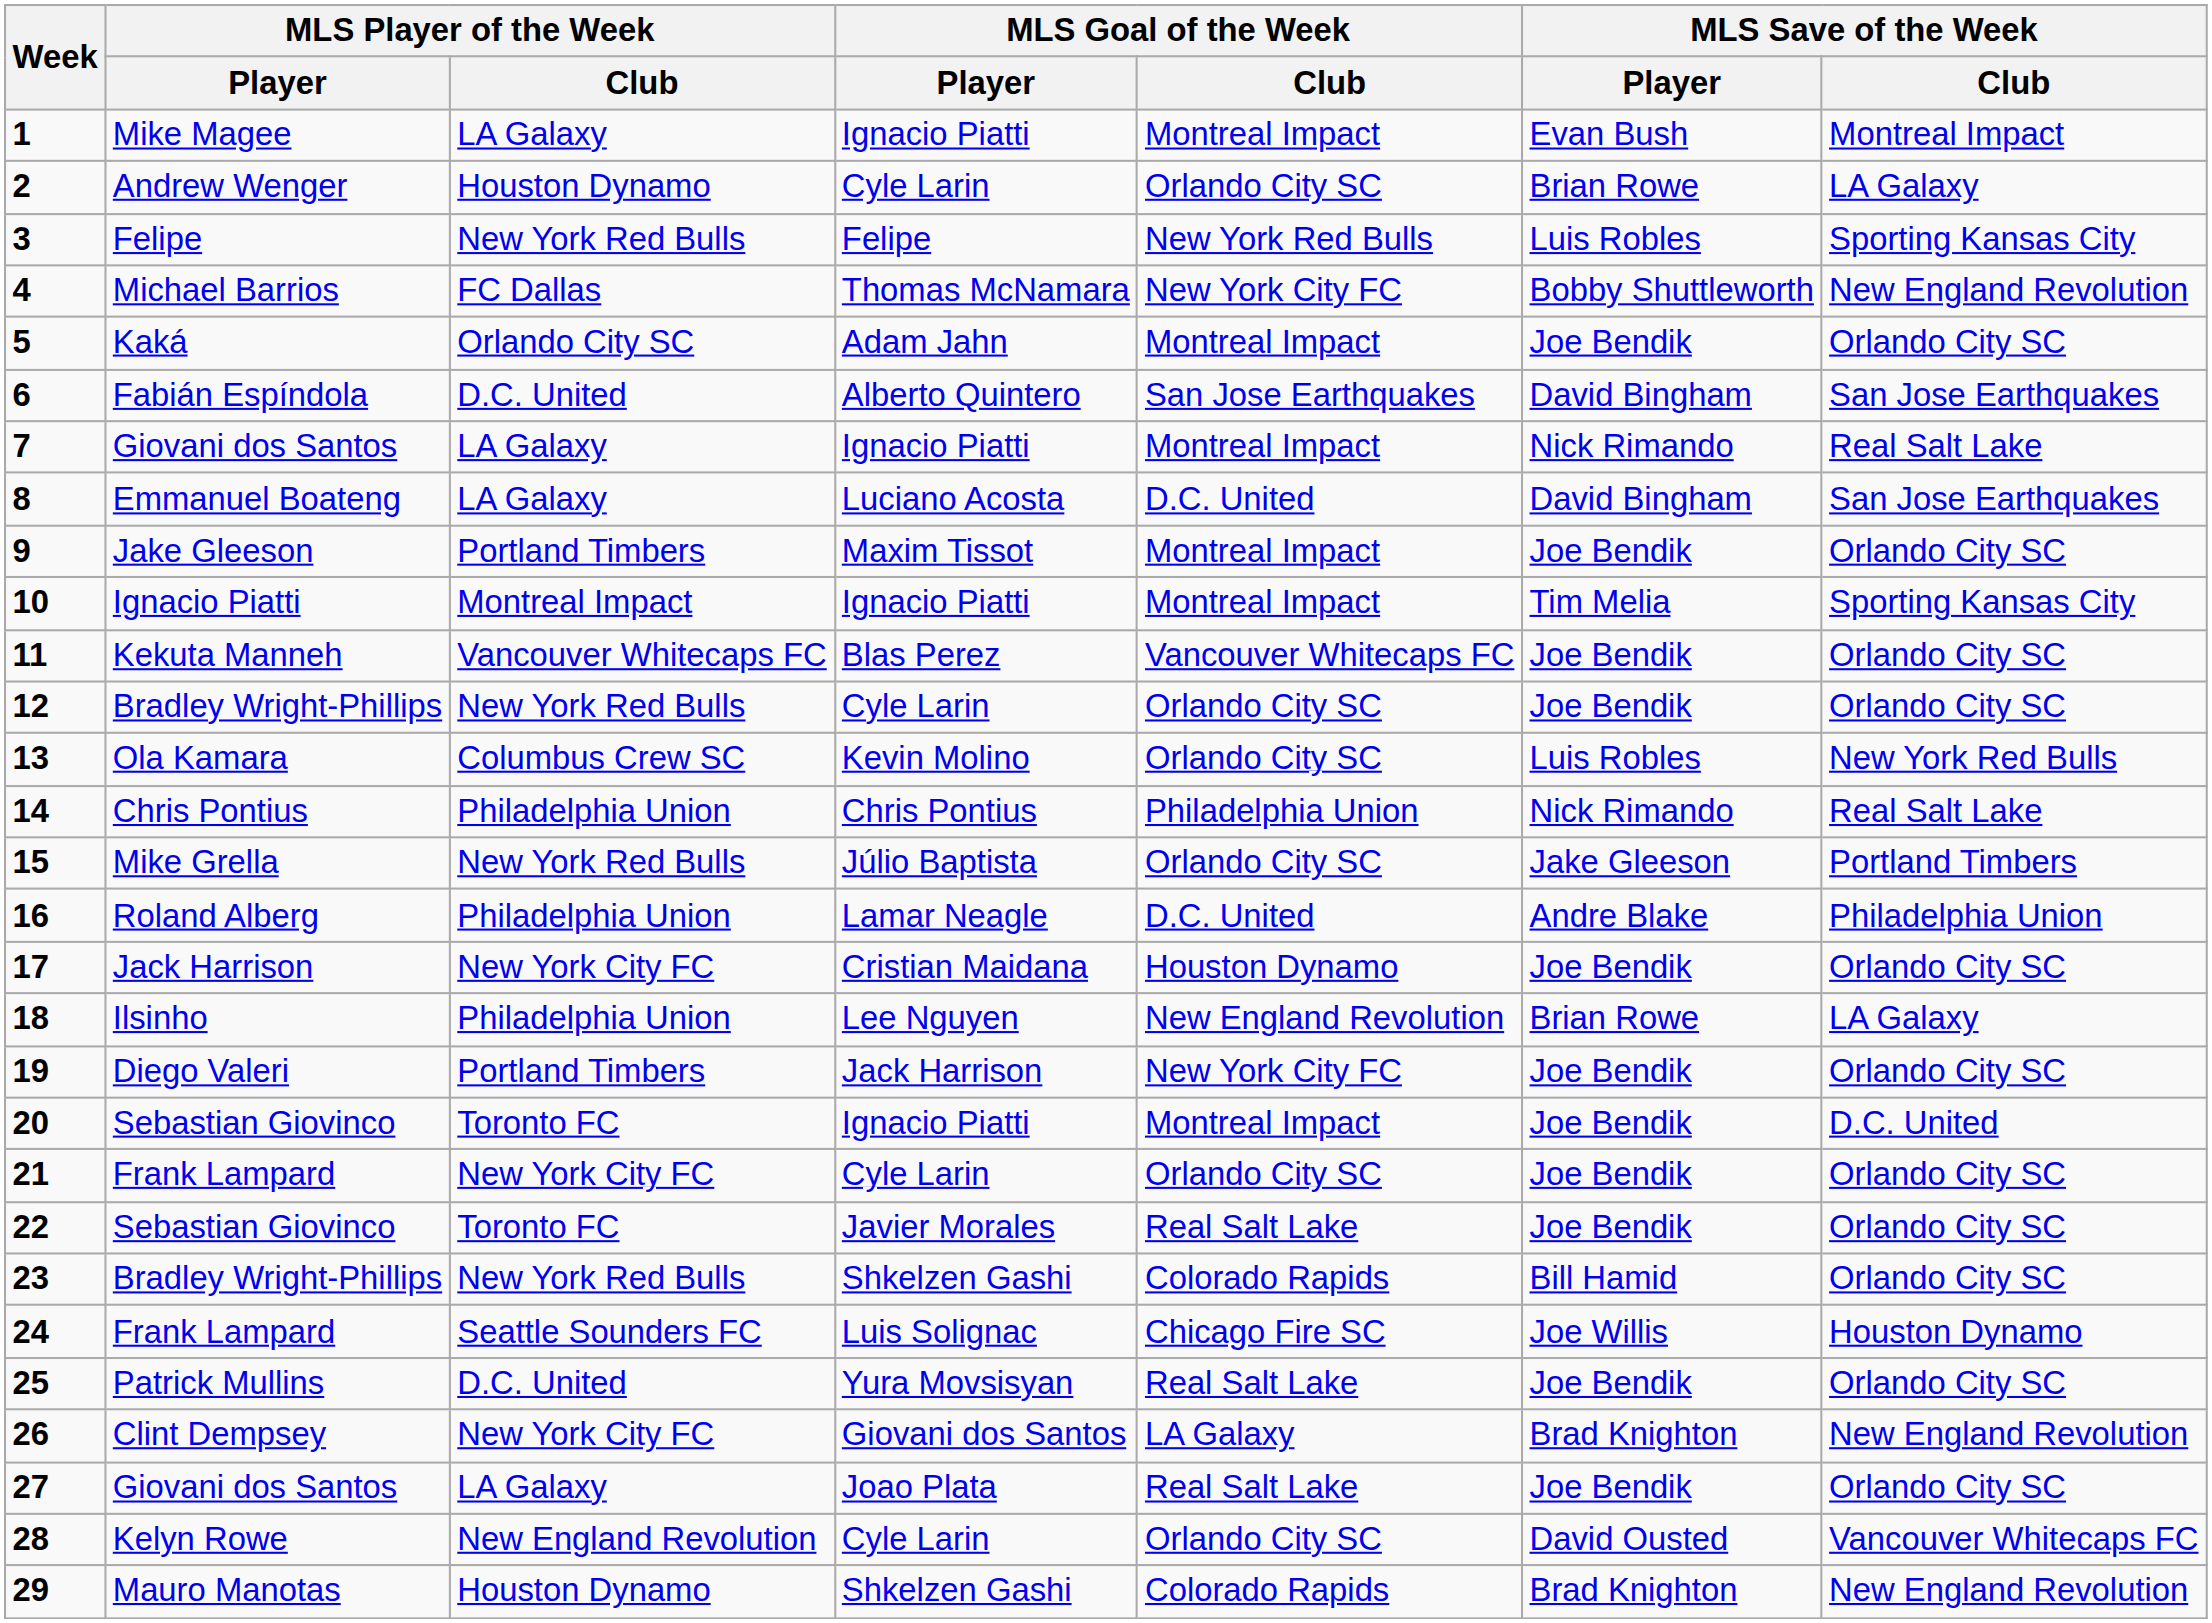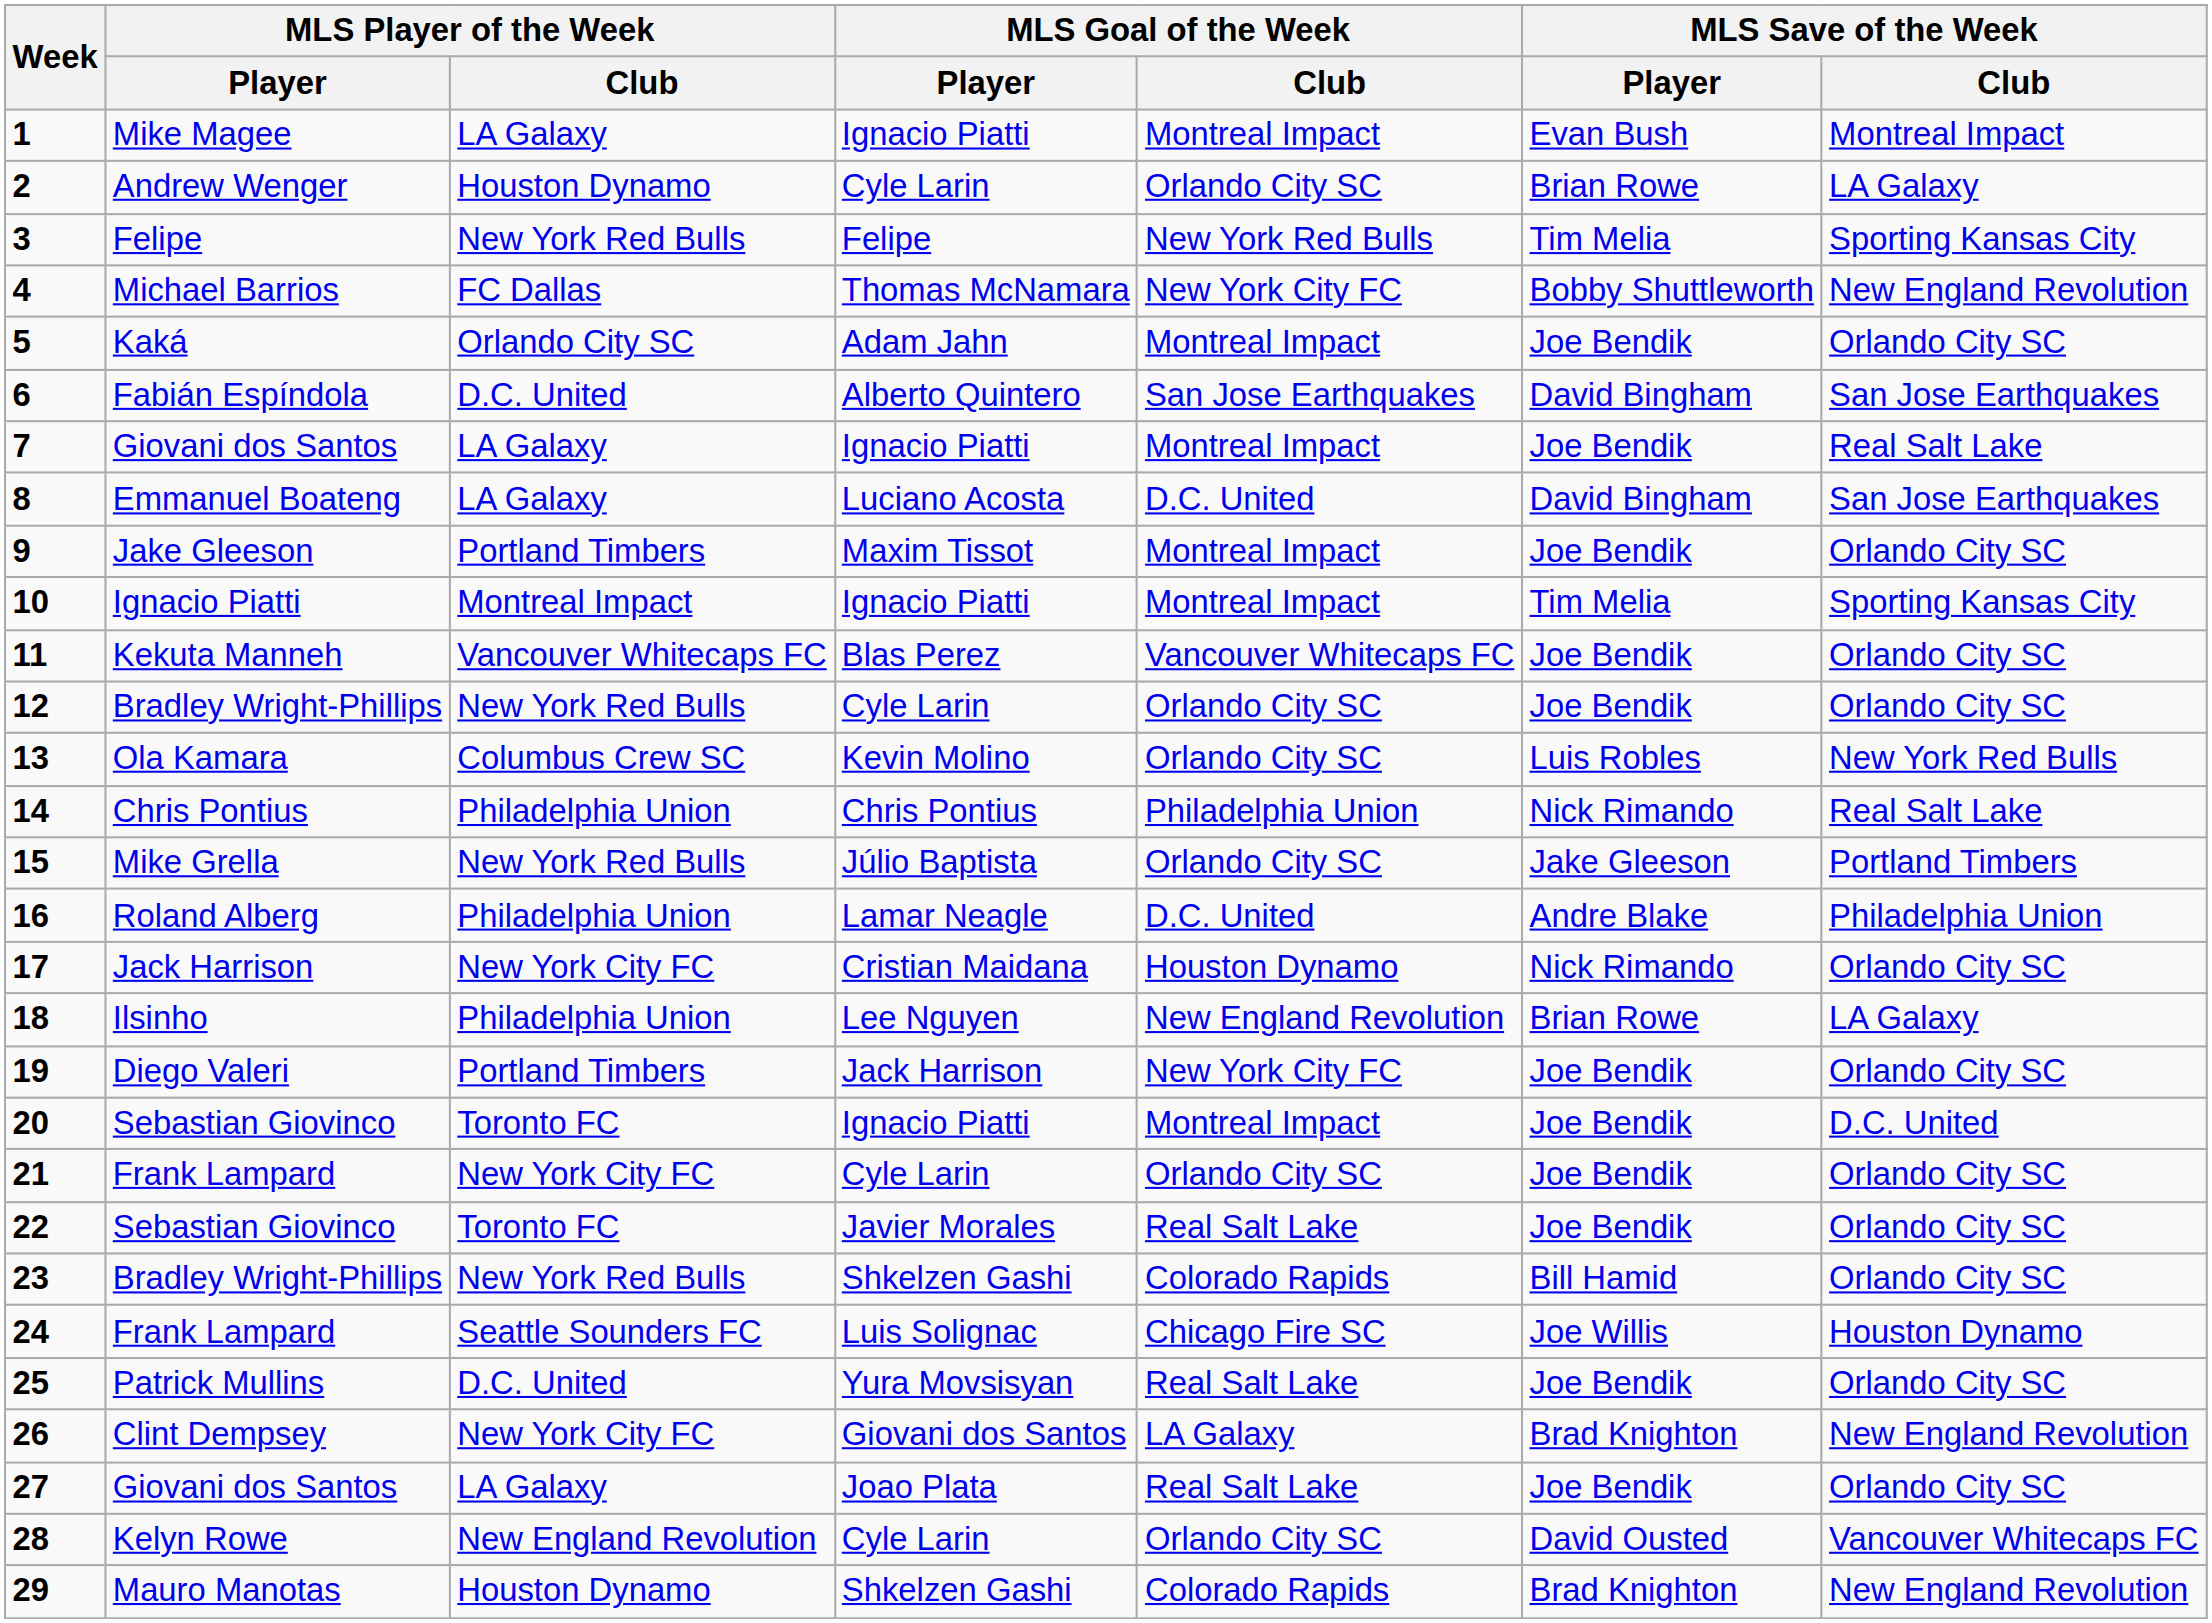(1615, 238) Luis Robles -> (1600, 238) Tim Melia
(1632, 446) Nick Rimando -> (1611, 446) Joe Bendik
(1611, 966) Joe Bendik -> (1632, 966) Nick Rimando
